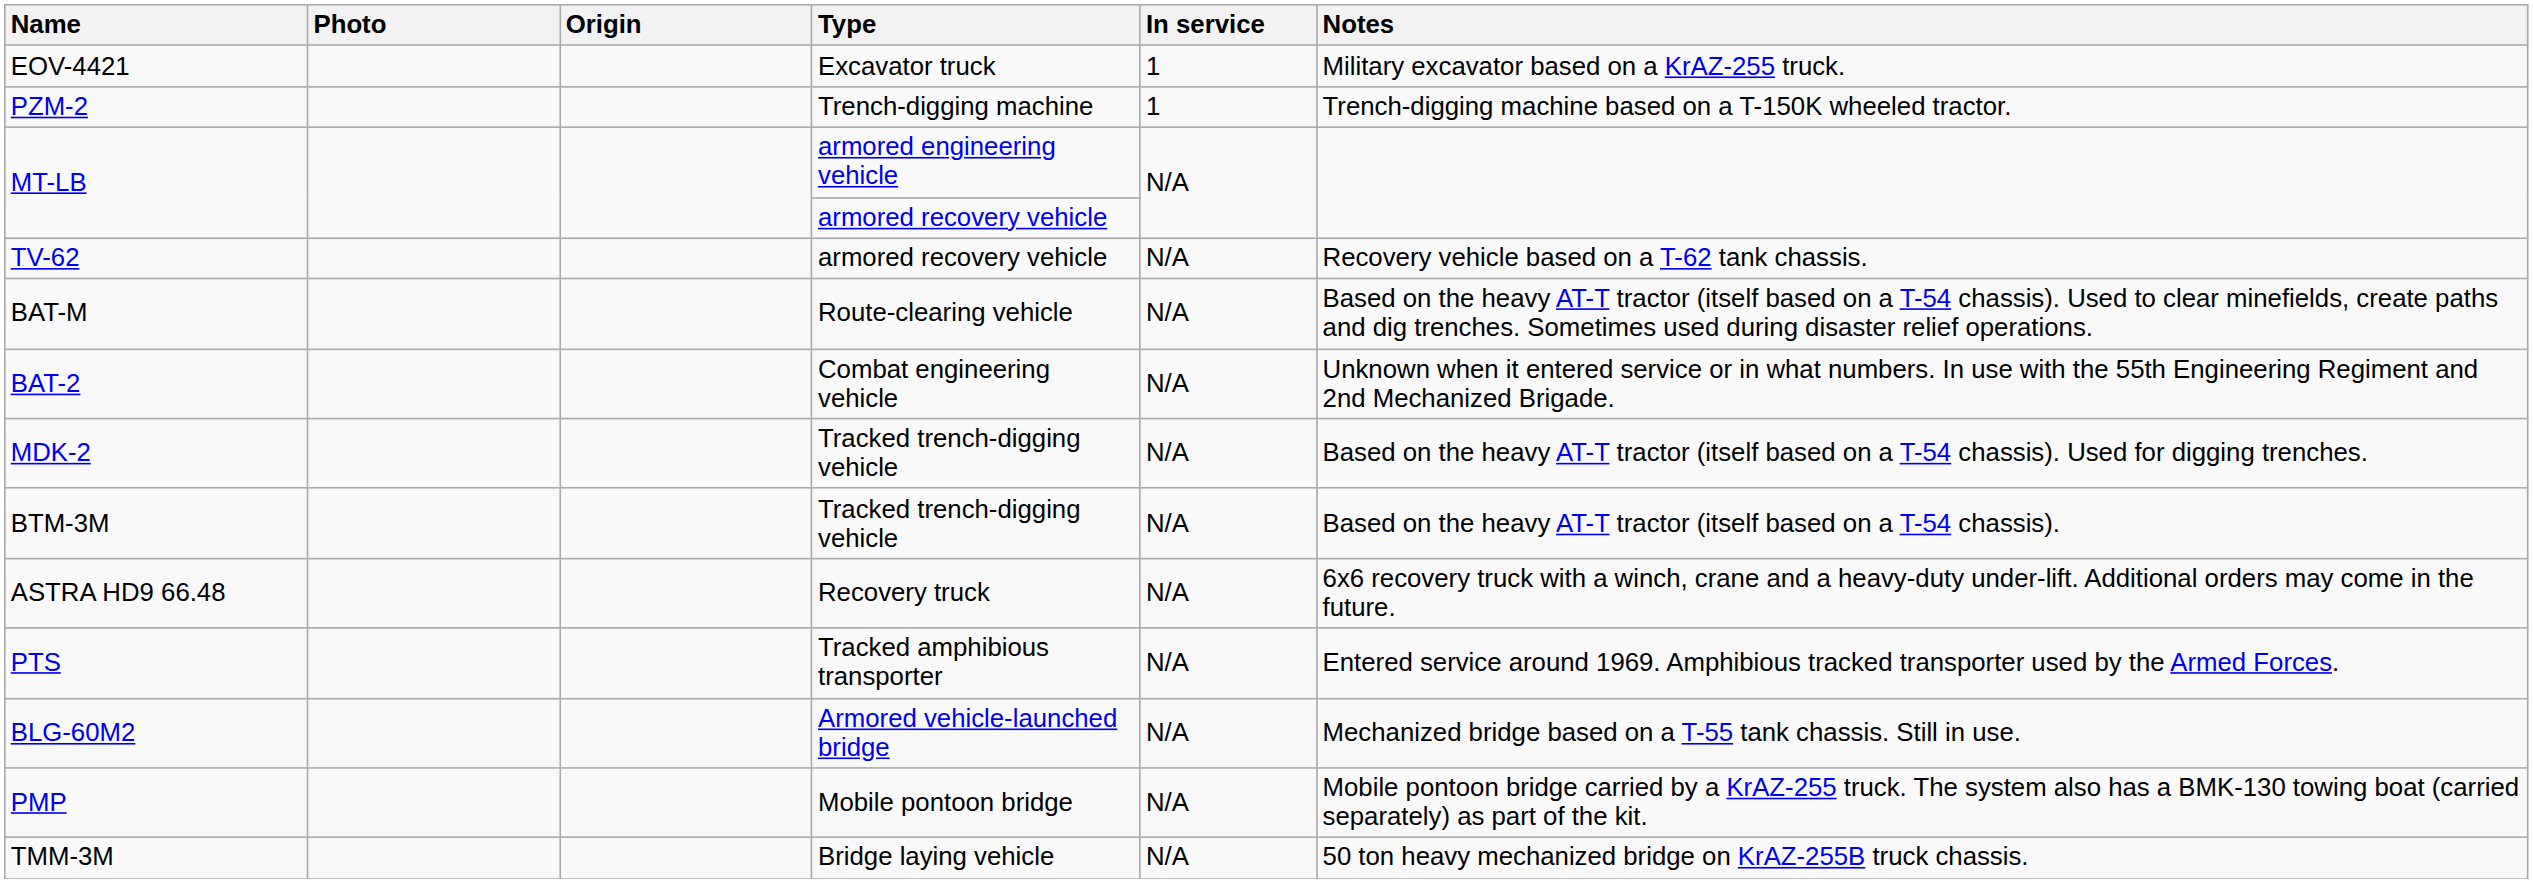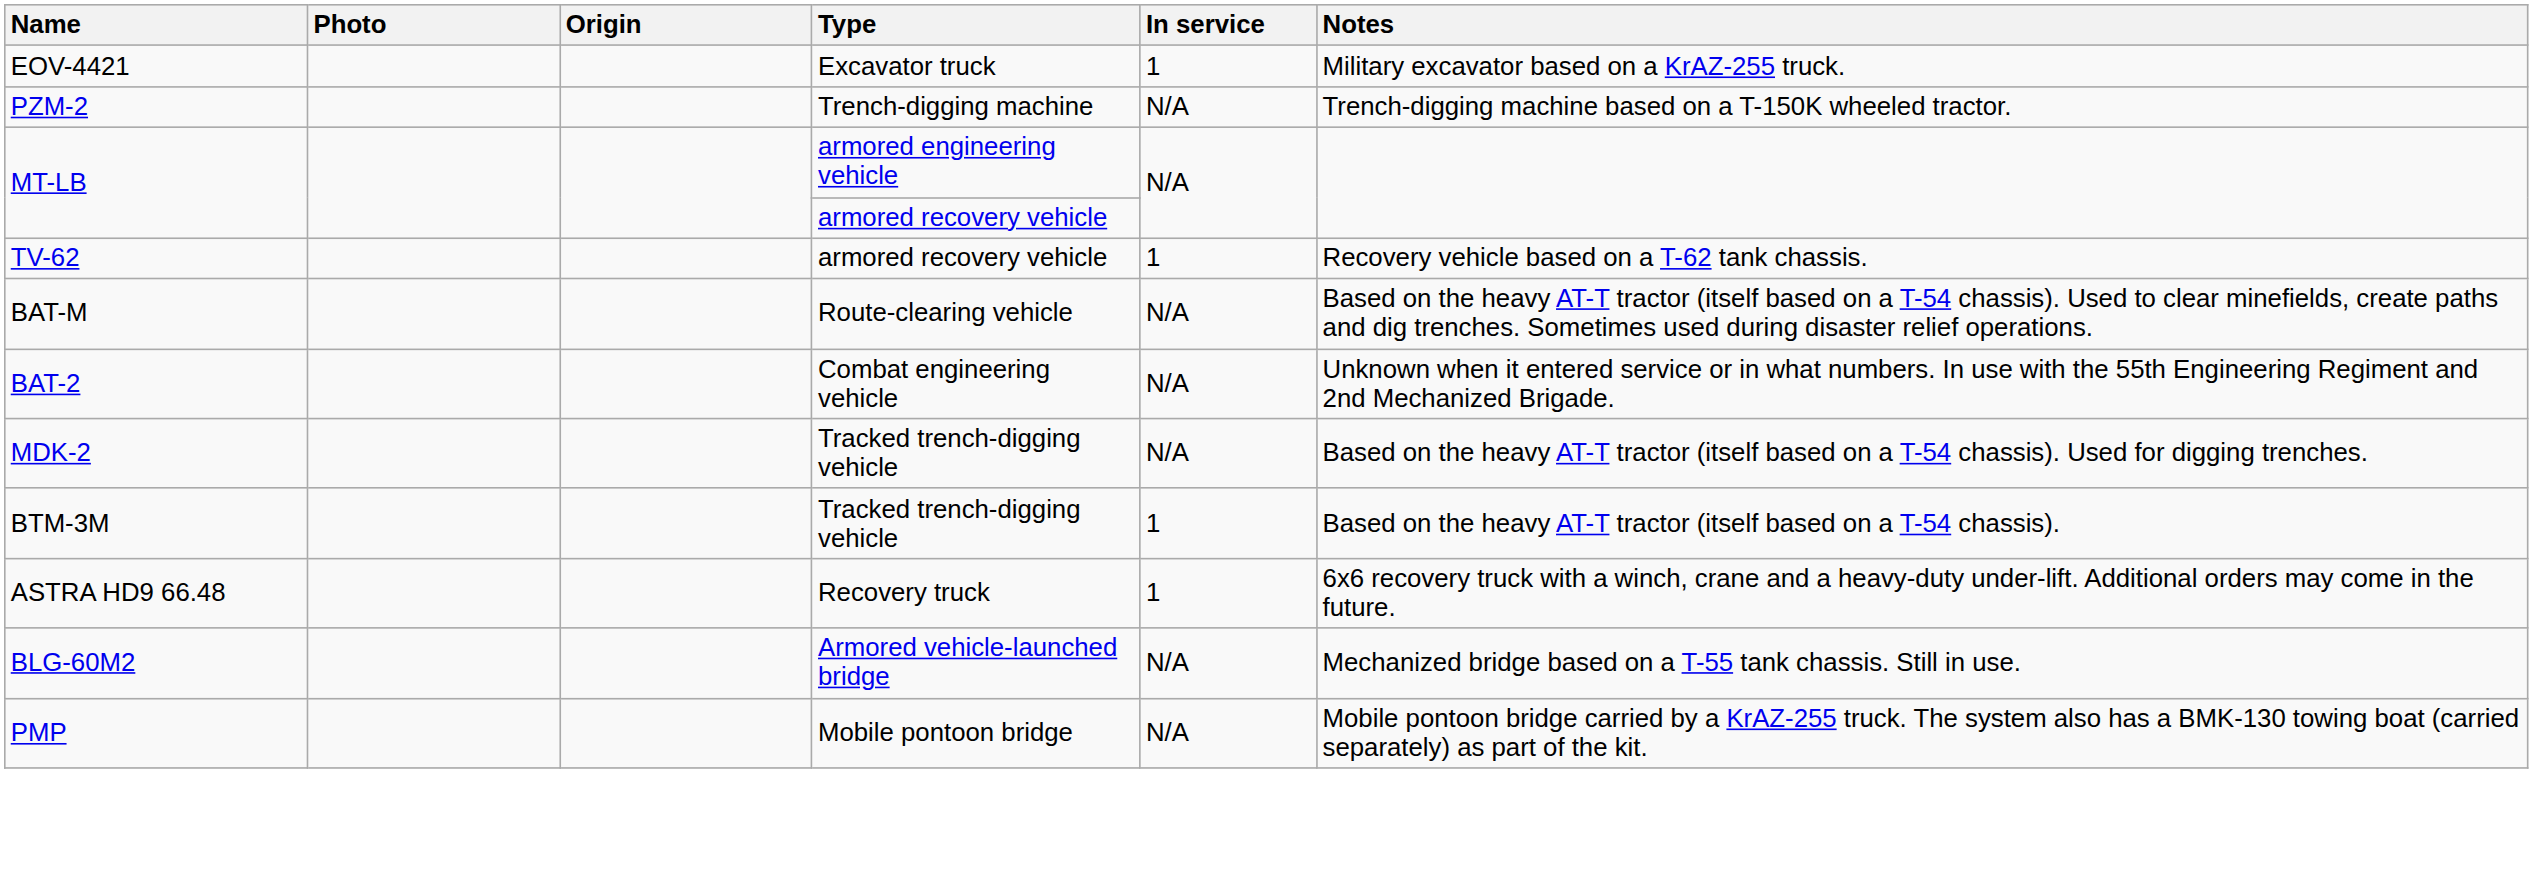(1153, 106) 1 -> (1167, 106) N/A
(1167, 258) N/A -> (1153, 258) 1
(1167, 523) N/A -> (1153, 523) 1
(1167, 592) N/A -> (1153, 592) 1
- row: (36, 662)
- row: (62, 857)
